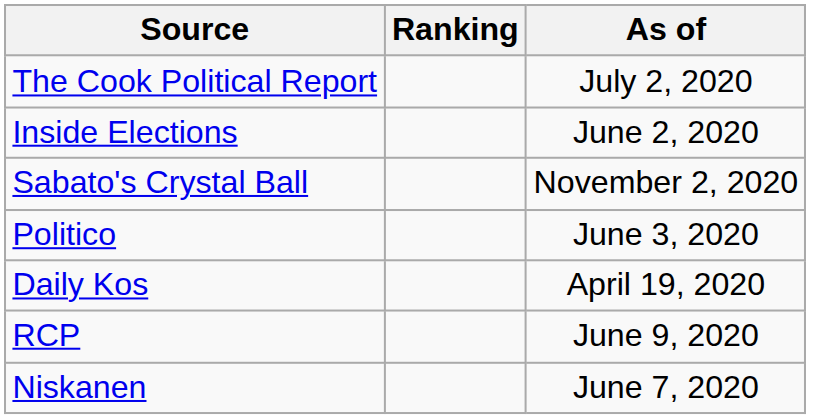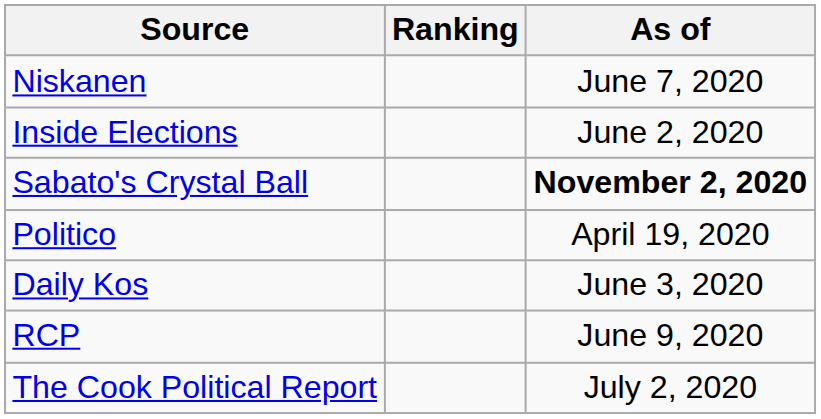rows swapped: (195, 81) <-> (79, 387)
(666, 183) normal -> (670, 183) bold
(666, 234) June 3, 2020 -> (670, 234) April 19, 2020
(666, 285) April 19, 2020 -> (670, 285) June 3, 2020
